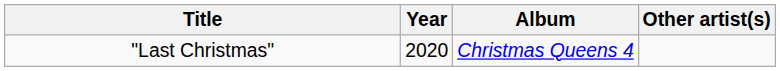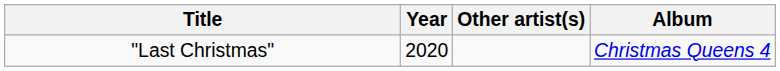columns swapped: (707, 19) <-> (545, 19)
